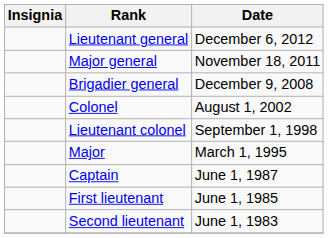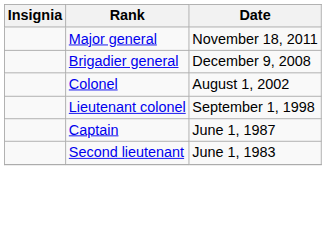- row: (128, 38)
- row: (87, 152)
- row: (116, 198)
